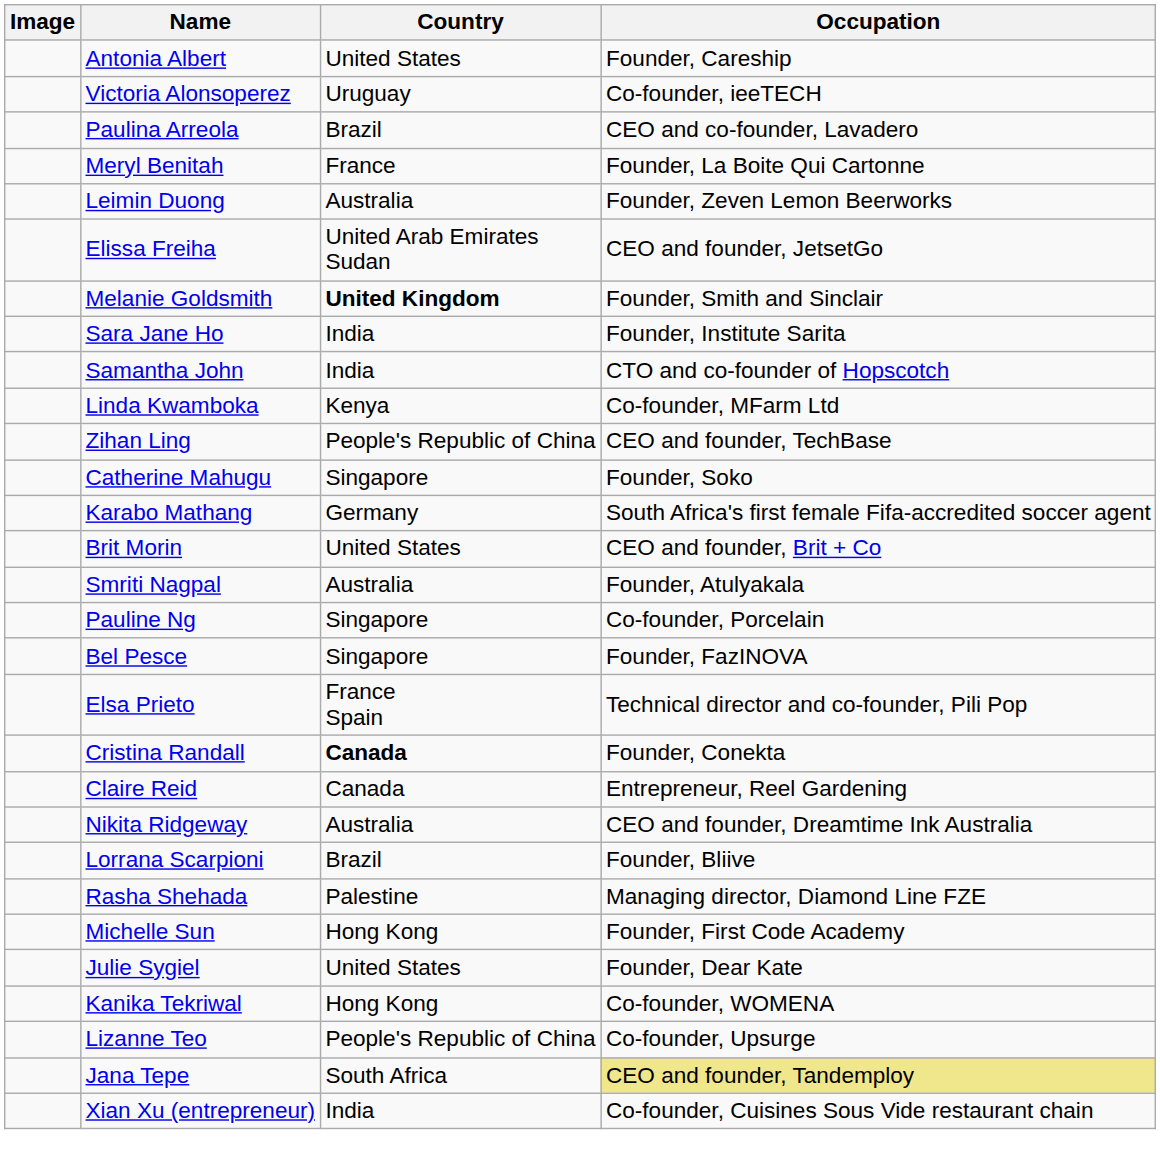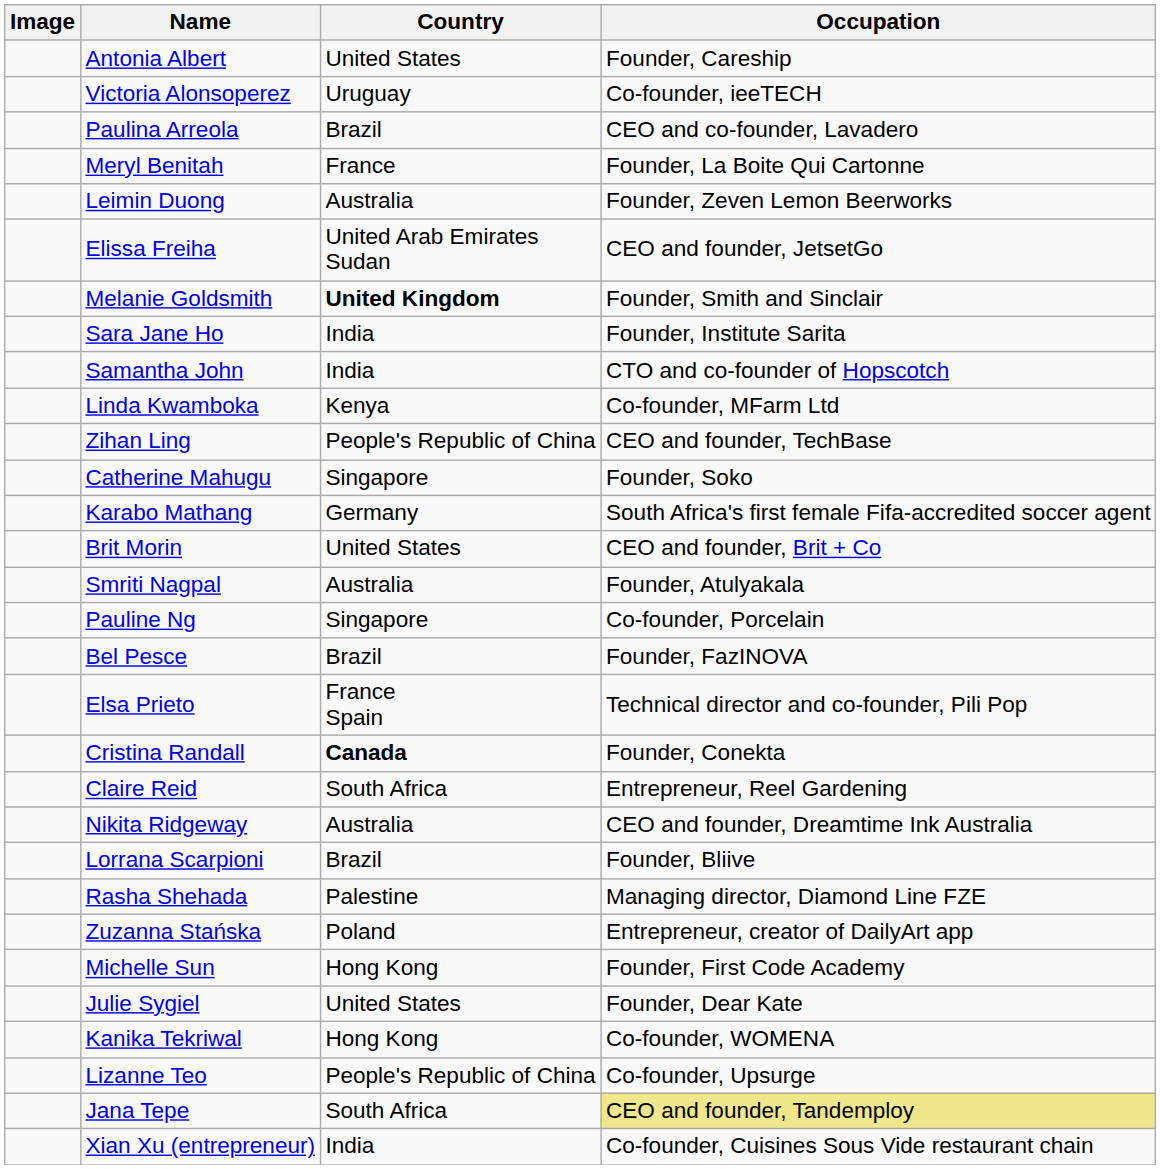(377, 656) Singapore -> (354, 656) Brazil
(365, 788) Canada -> (386, 788) South Africa
+ row: (173, 931)
